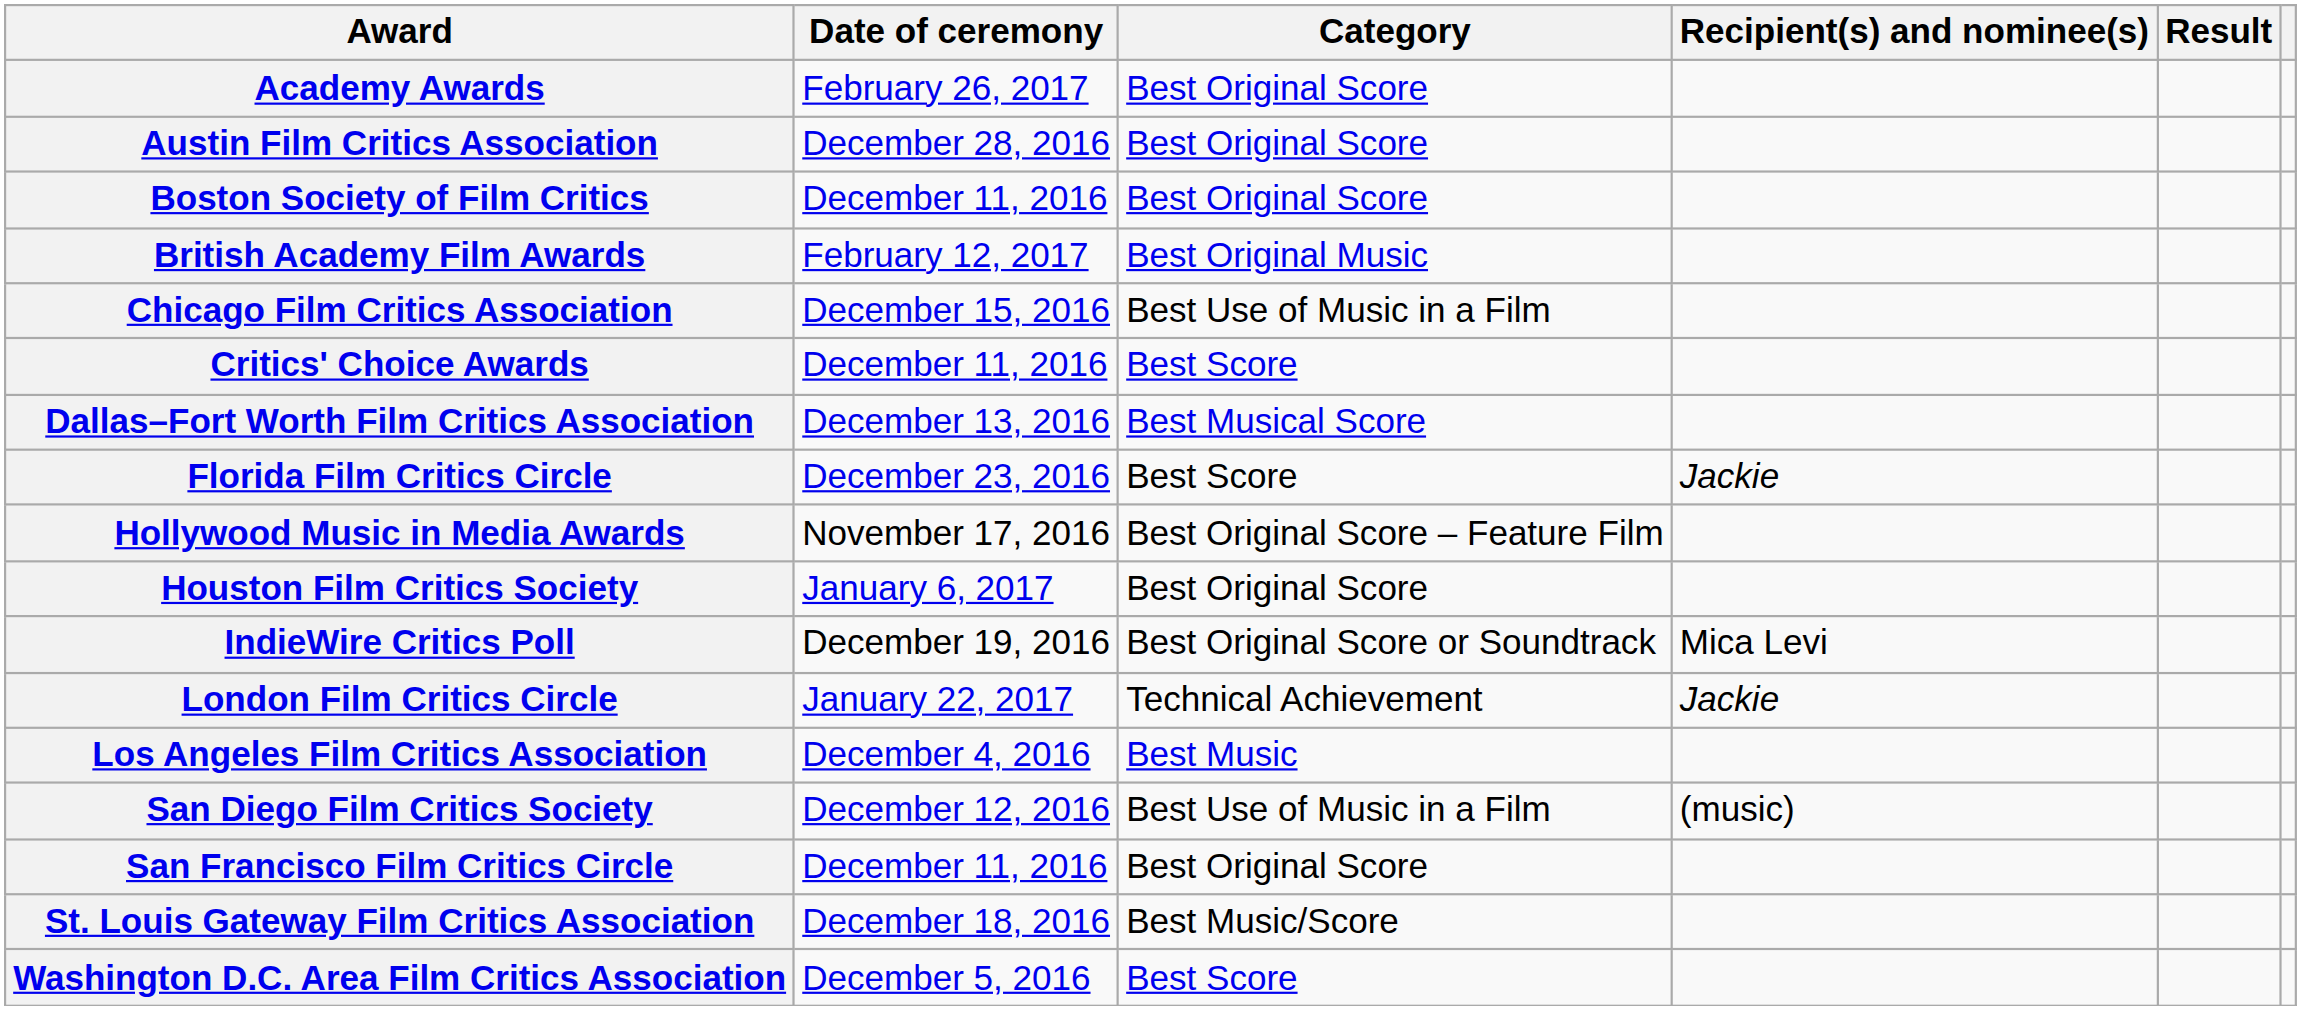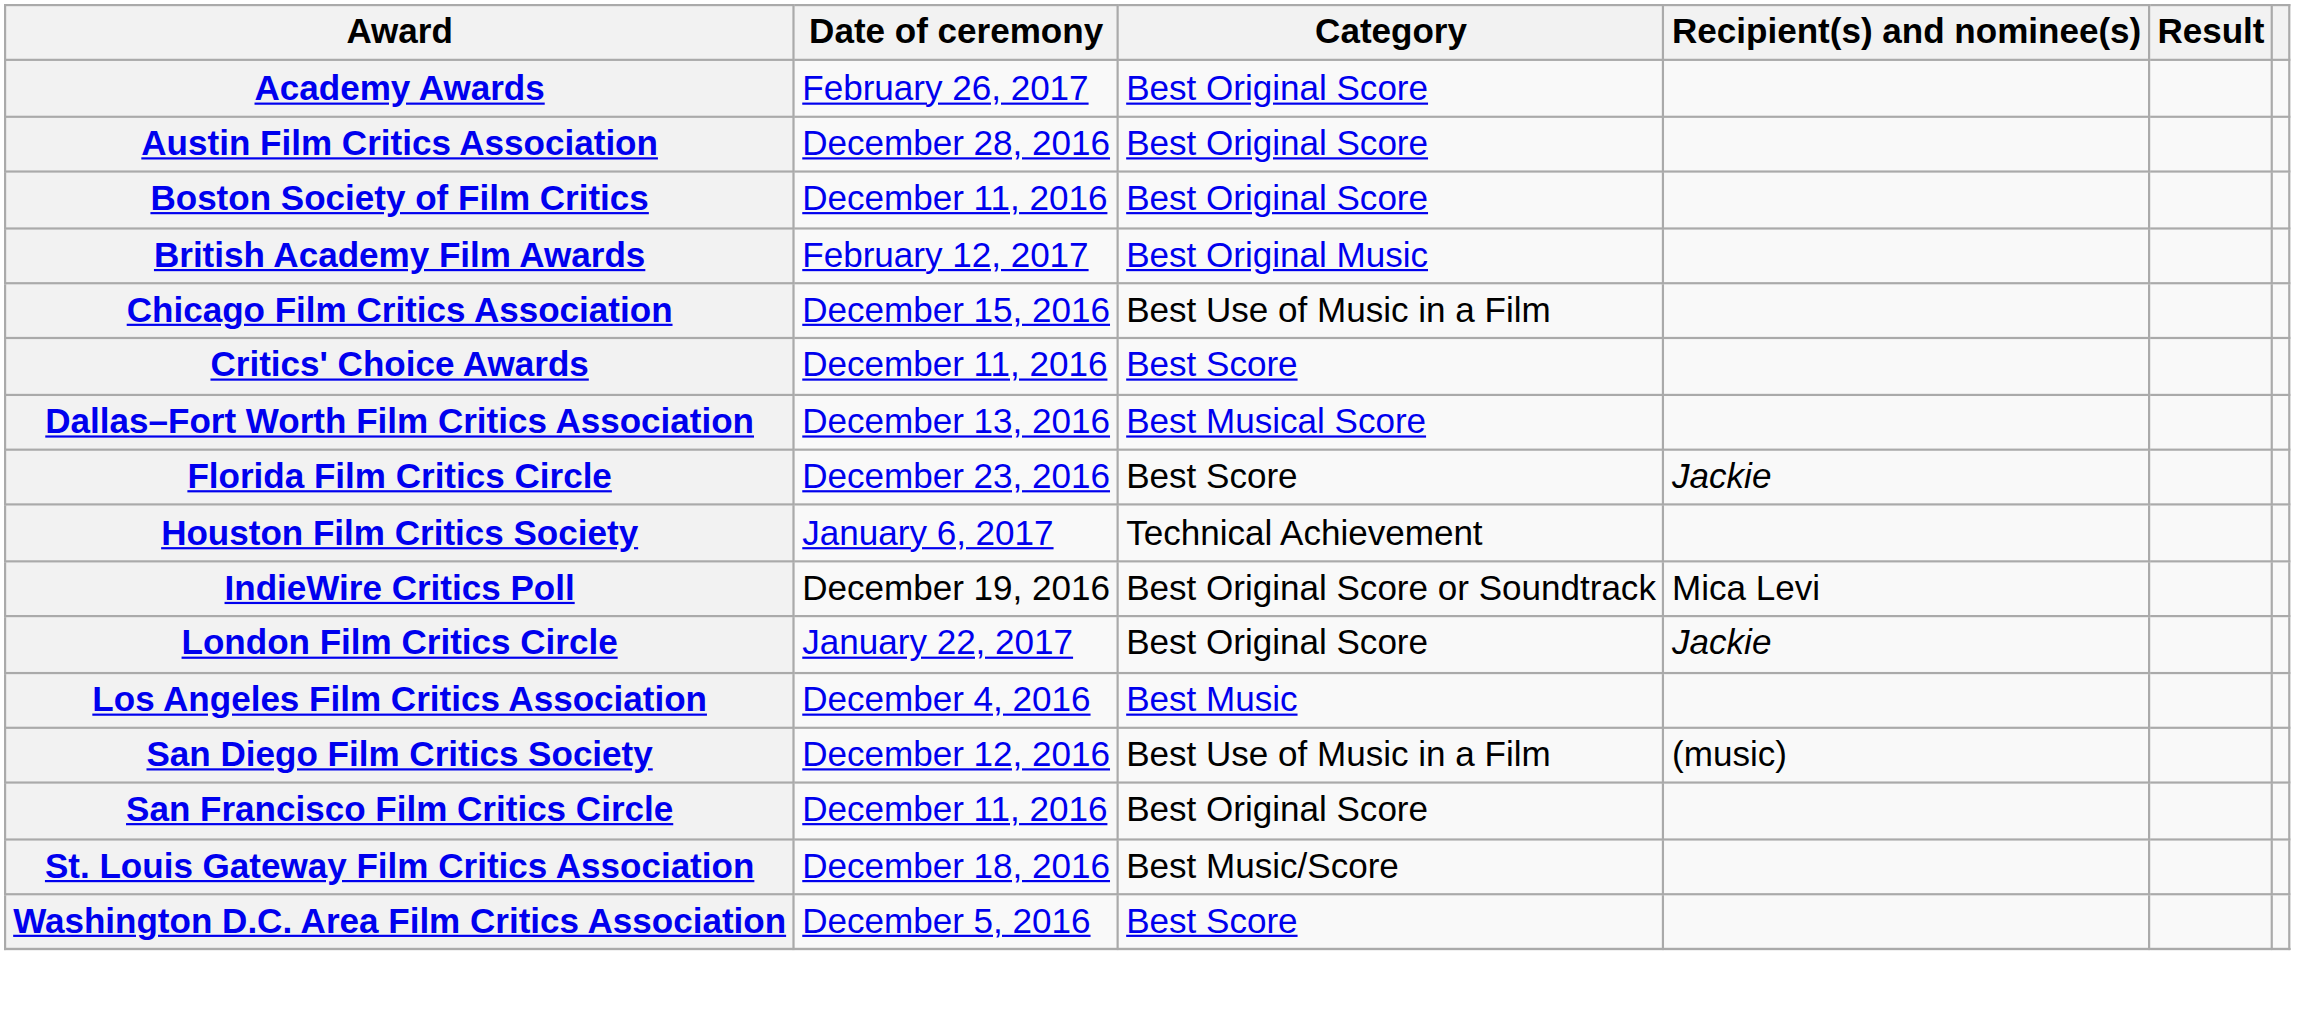- row: (400, 532)
(1277, 587) Best Original Score -> (1304, 532) Technical Achievement
(1304, 699) Technical Achievement -> (1277, 643) Best Original Score
